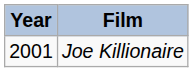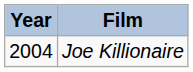(31, 51) 2001 -> (31, 51) 2004
